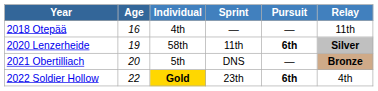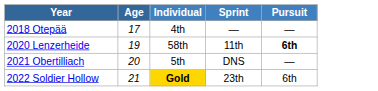- column: (345, 13)
(134, 29) 16 -> (134, 29) 17
(134, 78) 22 -> (134, 78) 21
(289, 78) bold -> (289, 78) normal
